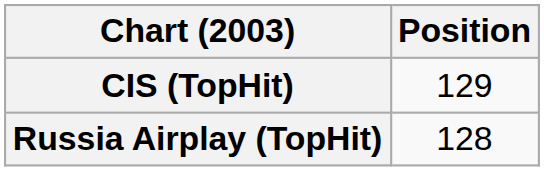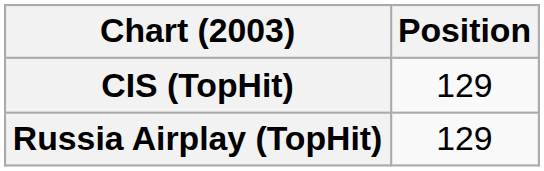(464, 138) 128 -> (464, 138) 129
